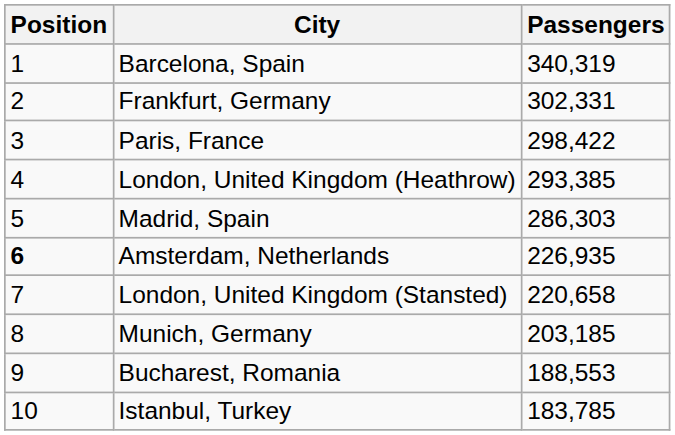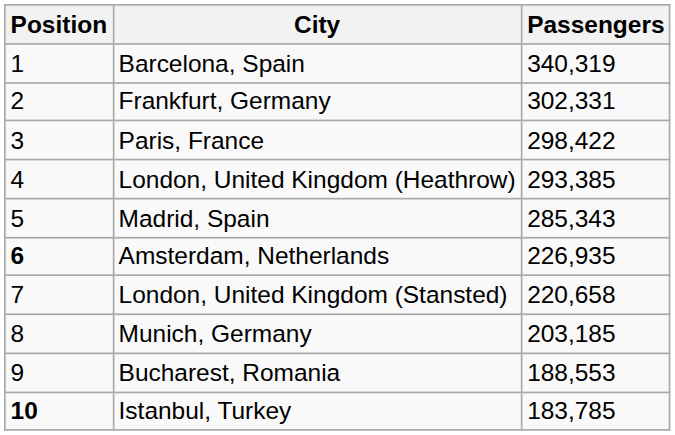(571, 218) 286,303 -> (571, 218) 285,343
(24, 411) normal -> (24, 411) bold
